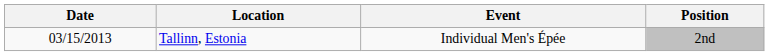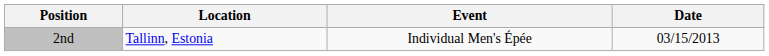columns swapped: (80, 16) <-> (705, 16)
